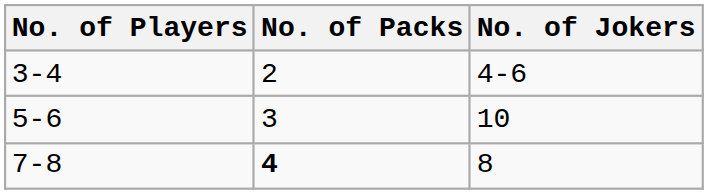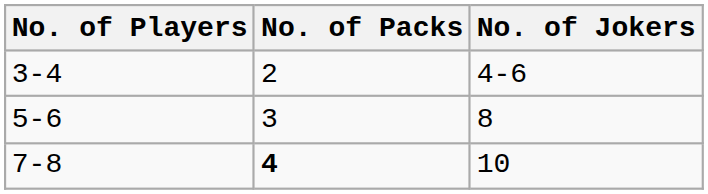(493, 119) 10 -> (485, 119) 8
(485, 165) 8 -> (493, 165) 10
